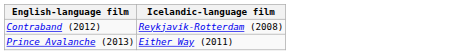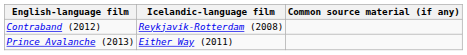+ column: (374, 12)
